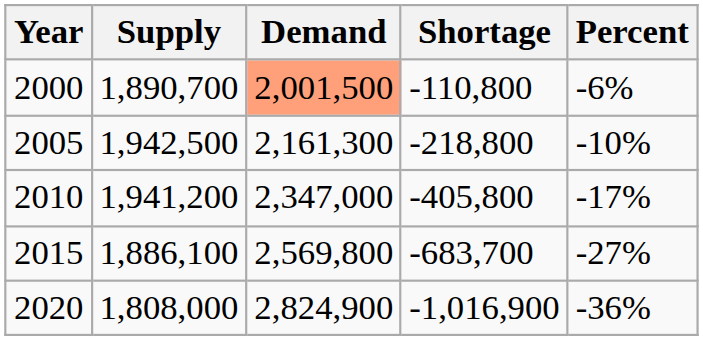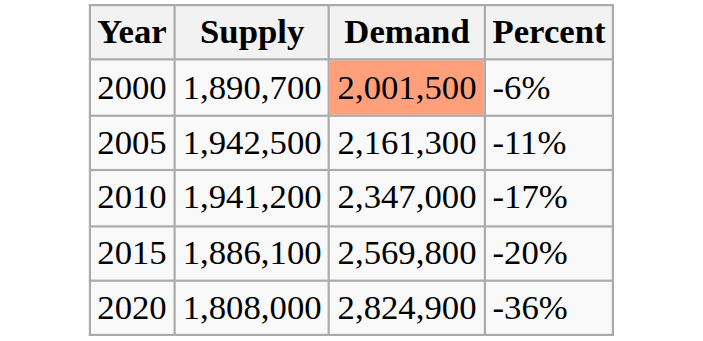- column: (484, 32)
(613, 142) -10% -> (529, 142) -11%
(613, 252) -27% -> (530, 252) -20%
